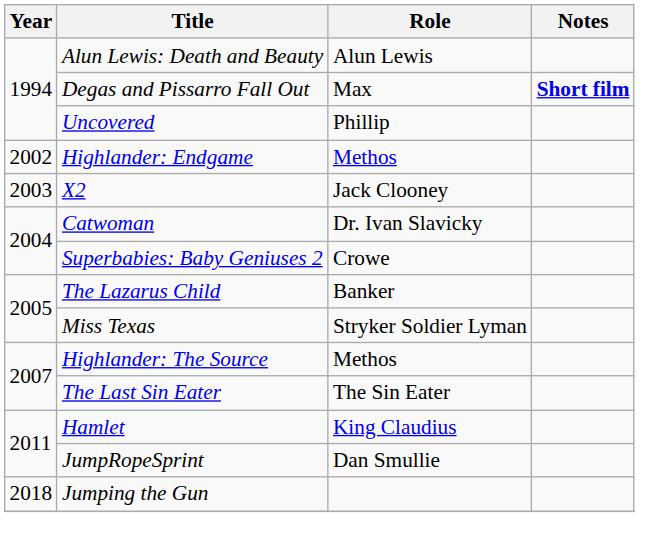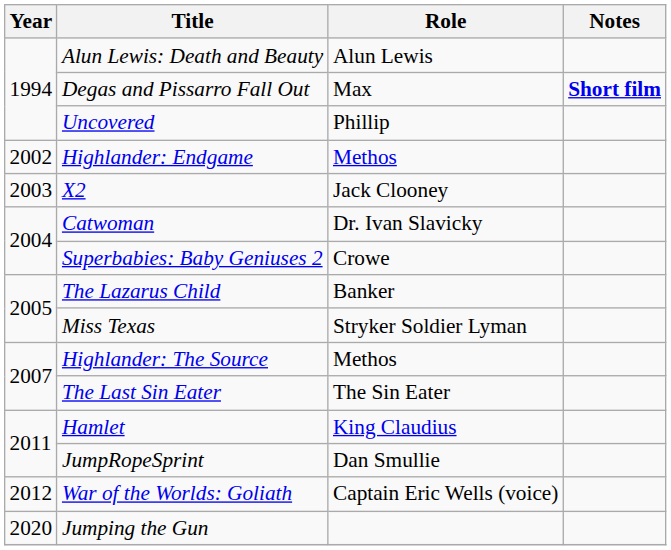+ row: (177, 493)
(31, 493) 2018 -> (31, 527) 2020
